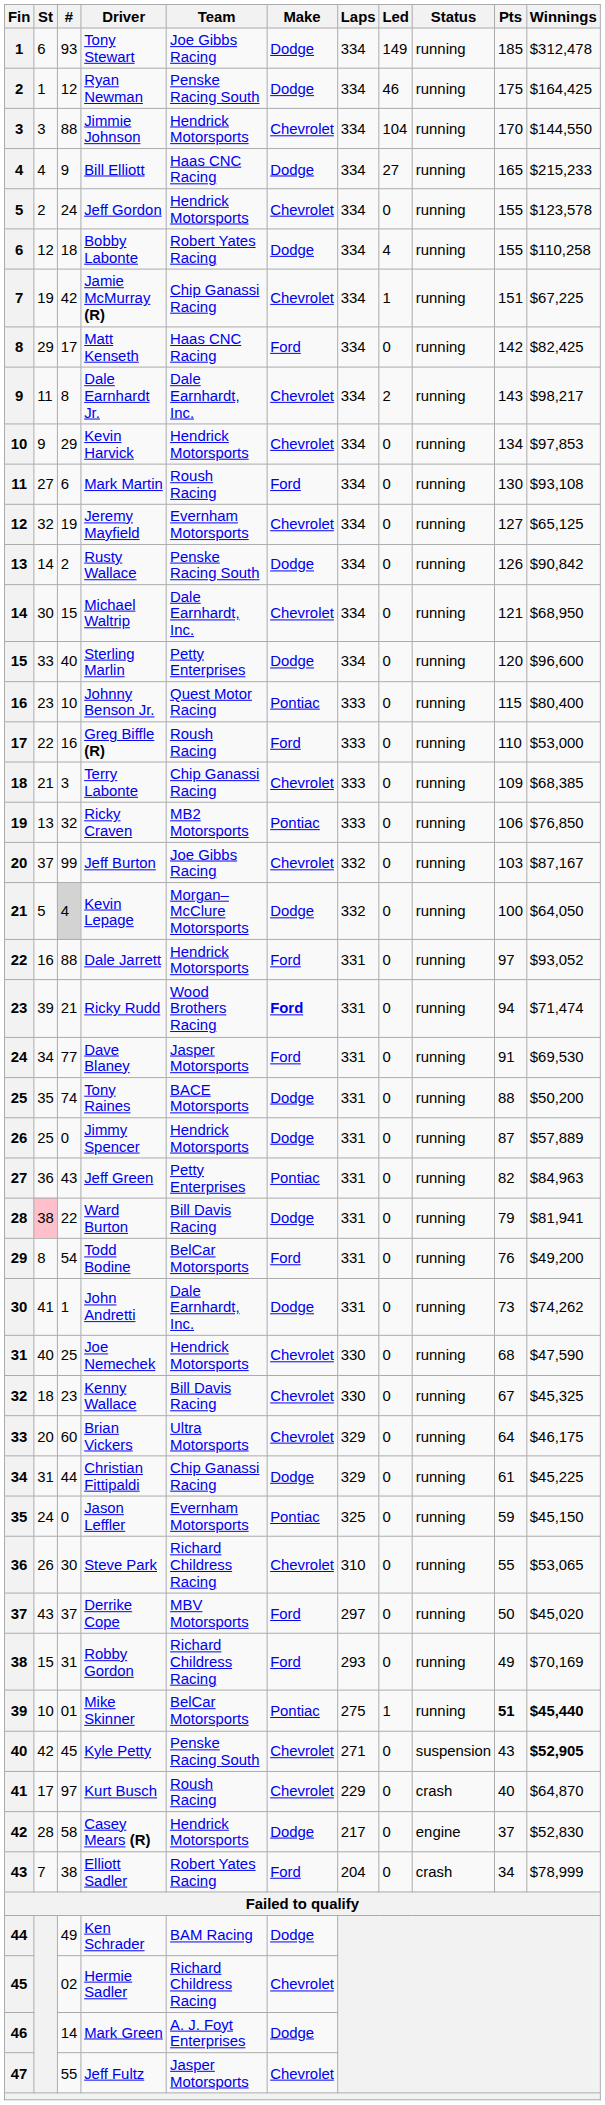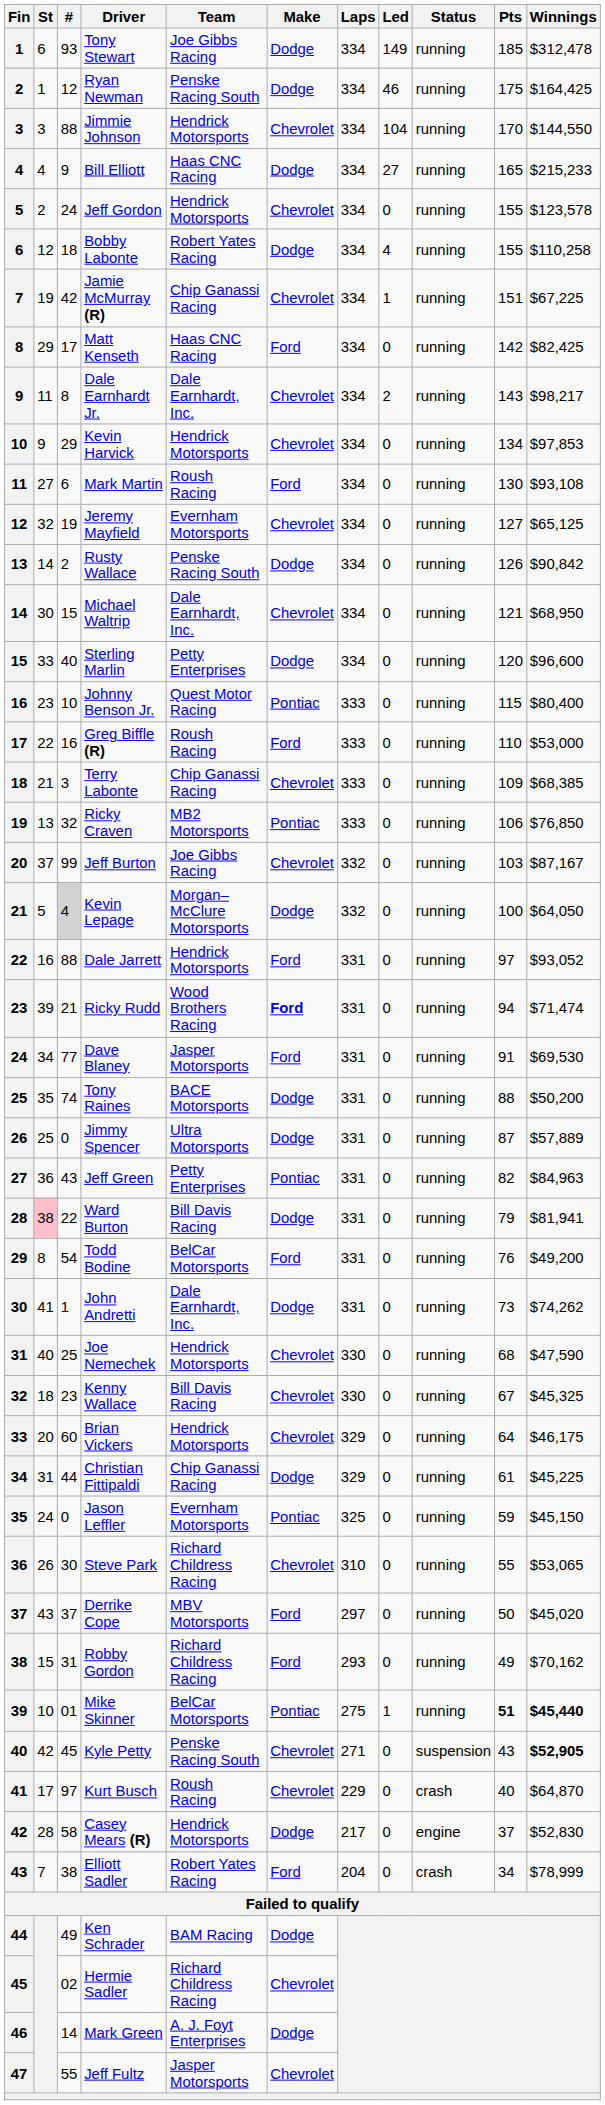(209, 1138) Hendrick Motorsports -> (209, 1138) Ultra Motorsports
(209, 1436) Ultra Motorsports -> (209, 1436) Hendrick Motorsports
(557, 1662) $70,169 -> (557, 1662) $70,162
